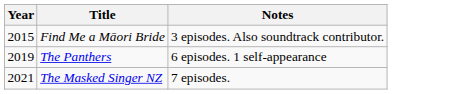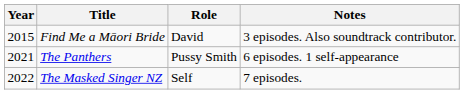+ column: (204, 15)
(21, 57) 2019 -> (21, 57) 2021
(21, 78) 2021 -> (21, 78) 2022
